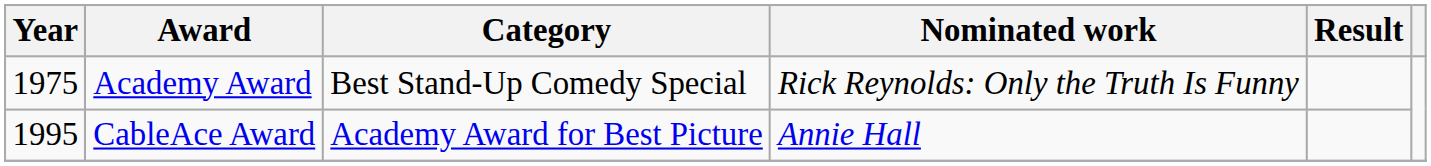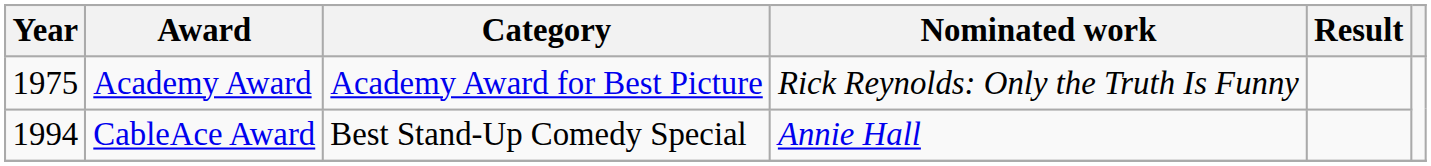(539, 82) Best Stand-Up Comedy Special -> (547, 82) Academy Award for Best Picture
(45, 134) 1995 -> (45, 134) 1994
(547, 134) Academy Award for Best Picture -> (539, 134) Best Stand-Up Comedy Special
